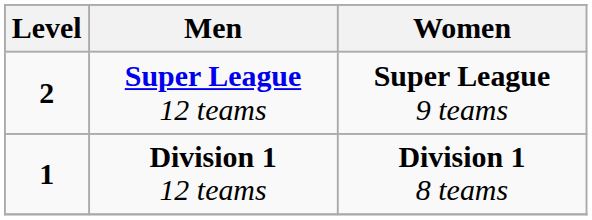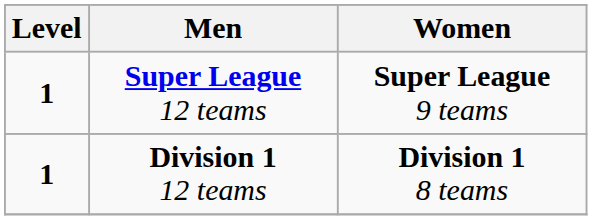(47, 92) 2 -> (47, 92) 1
